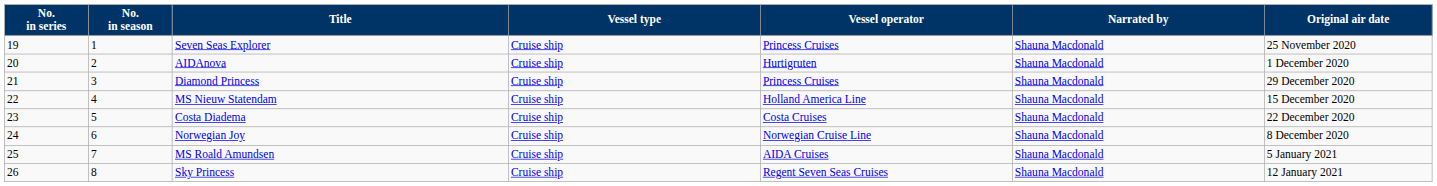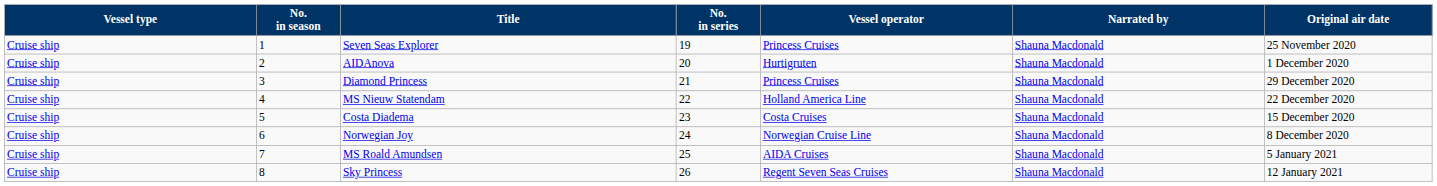columns swapped: (46, 20) <-> (634, 20)
(1311, 99) 15 December 2020 -> (1311, 99) 22 December 2020
(1311, 117) 22 December 2020 -> (1311, 117) 15 December 2020
